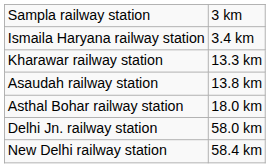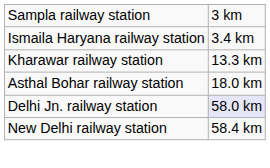- row: (83, 83)
(237, 128) no background -> (237, 106) lavender background
